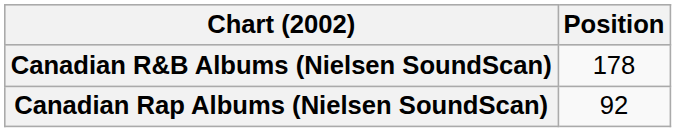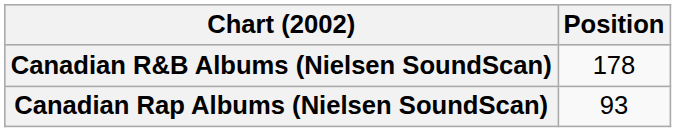(614, 106) 92 -> (614, 106) 93
